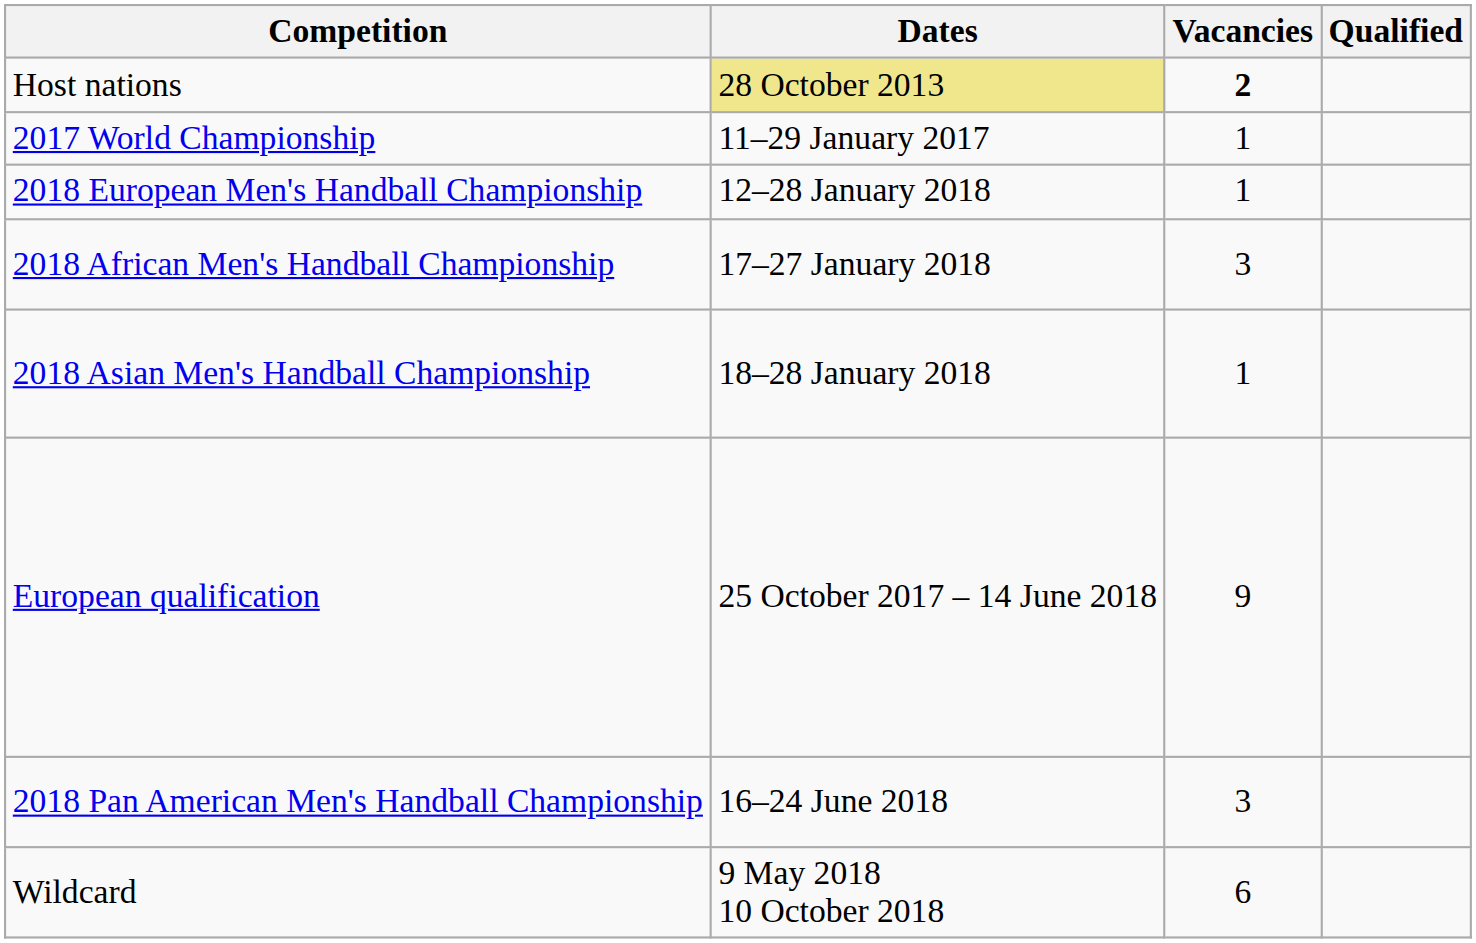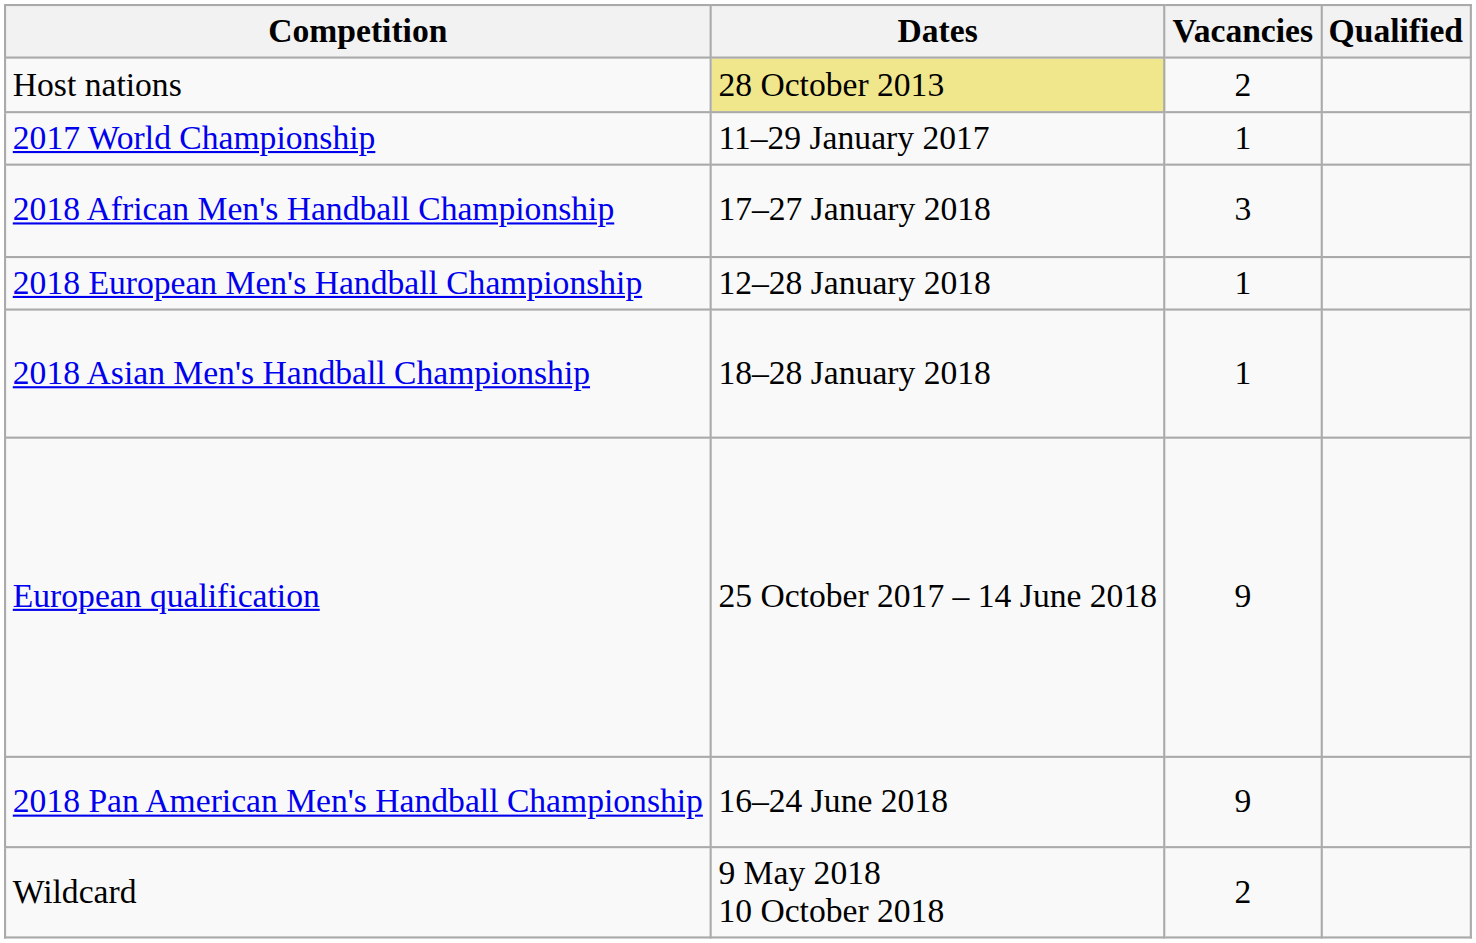(1243, 84) bold -> (1243, 84) normal
rows swapped: (328, 191) <-> (314, 263)
(1243, 801) 3 -> (1243, 801) 9
(1243, 892) 6 -> (1243, 892) 2
